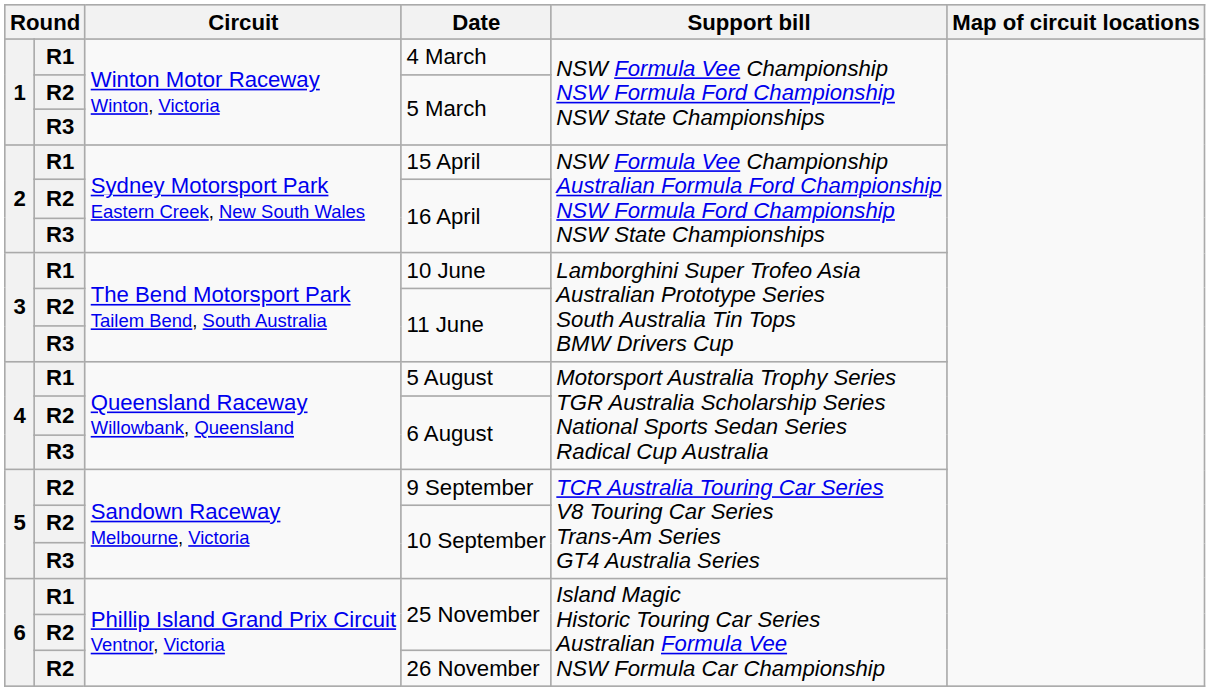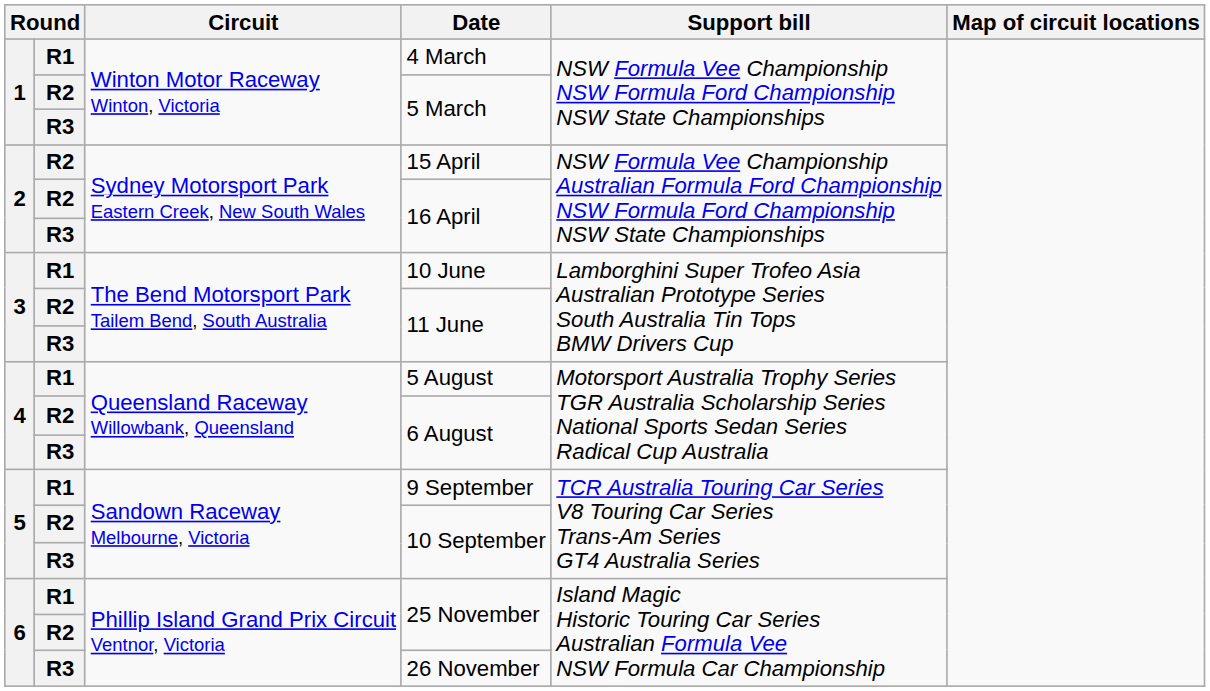(60, 162) R1 -> (60, 162) R2
(60, 487) R2 -> (60, 487) R1
(60, 668) R2 -> (60, 668) R3
